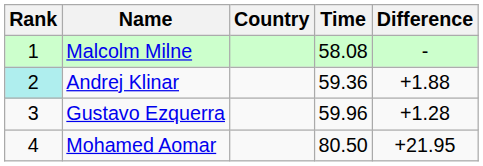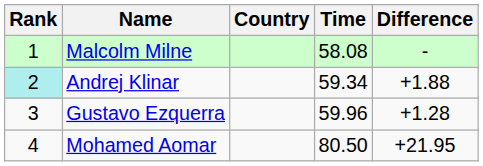(343, 82) 59.36 -> (343, 82) 59.34
